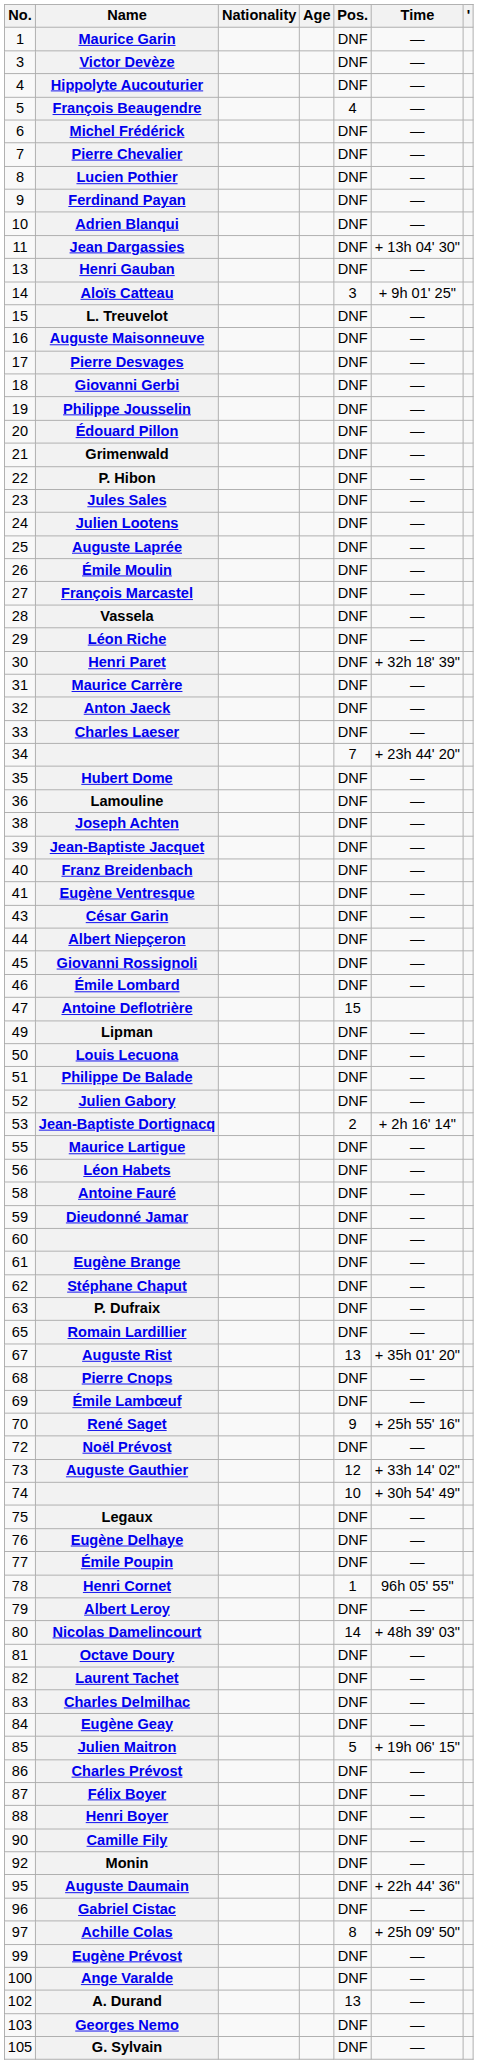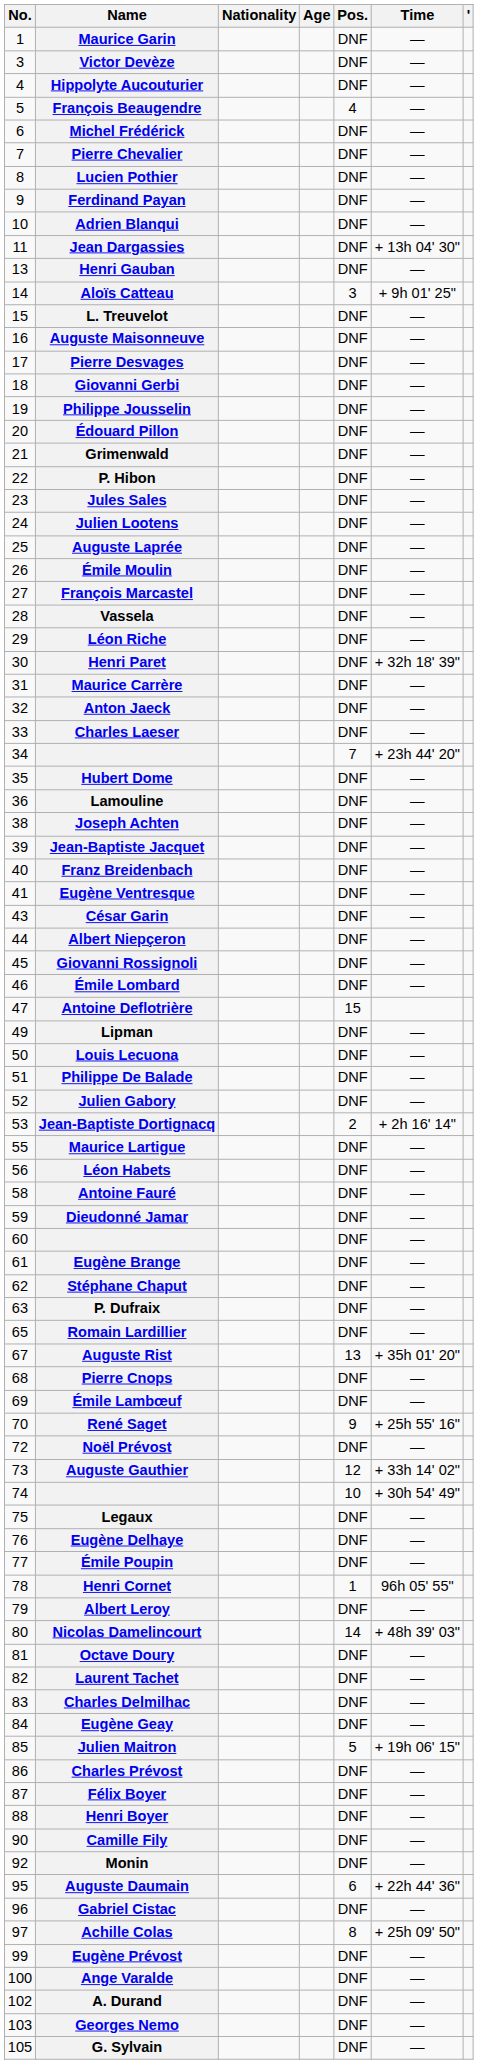(353, 1886) DNF -> (353, 1886) 6
(353, 2001) 13 -> (353, 2001) DNF
